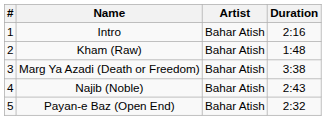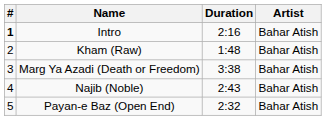columns swapped: (235, 13) <-> (294, 13)
(10, 32) normal -> (10, 32) bold
